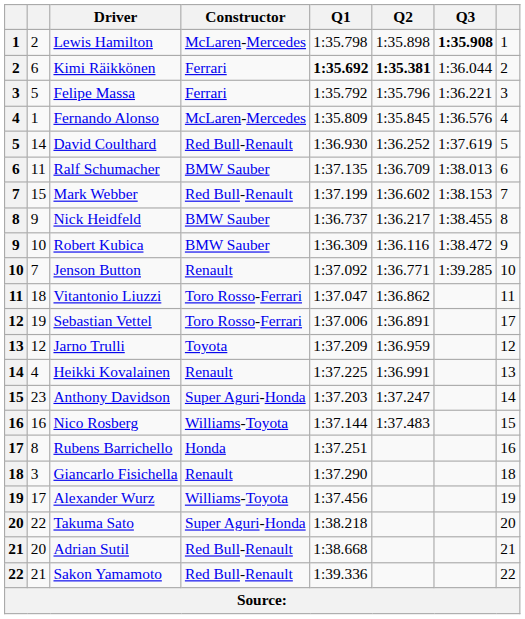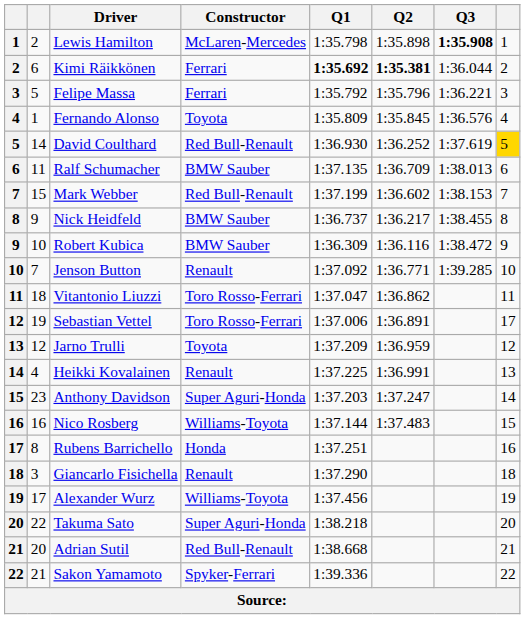(245, 118) McLaren-Mercedes -> (206, 118) Toyota
(504, 143) no background -> (504, 143) gold background
(239, 574) Red Bull-Renault -> (230, 574) Spyker-Ferrari
